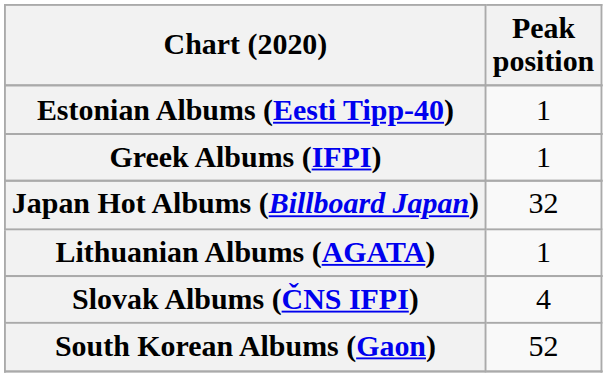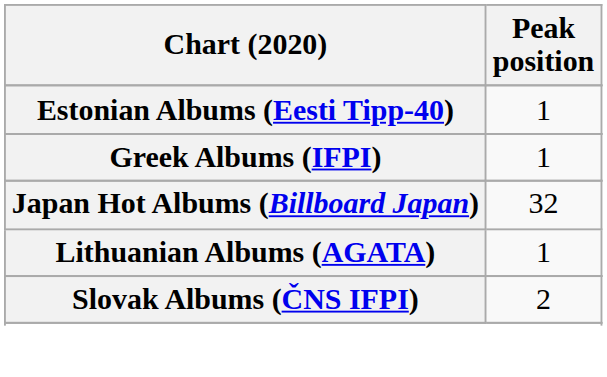(544, 299) 4 -> (544, 299) 2
- row: (245, 346)
